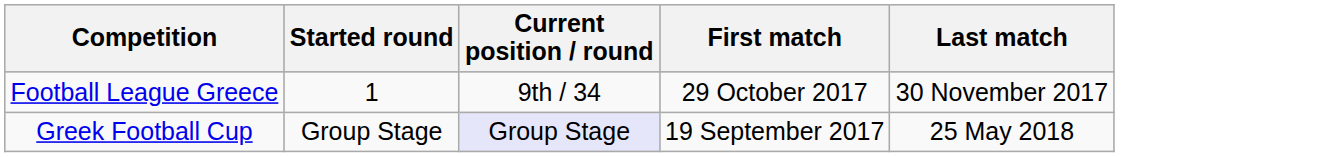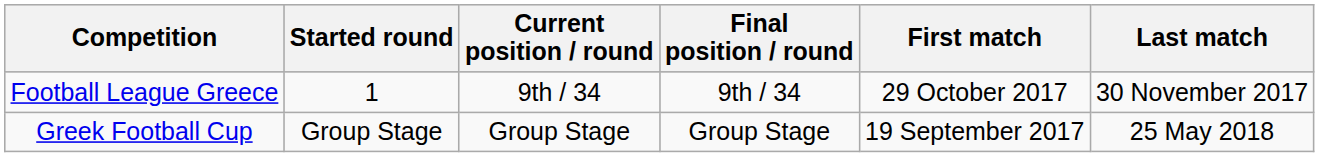+ column: (759, 38)
(559, 131) lavender background -> (559, 131) no background
